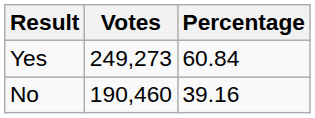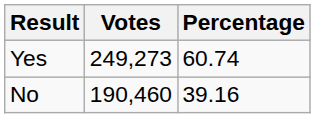(211, 58) 60.84 -> (211, 58) 60.74
